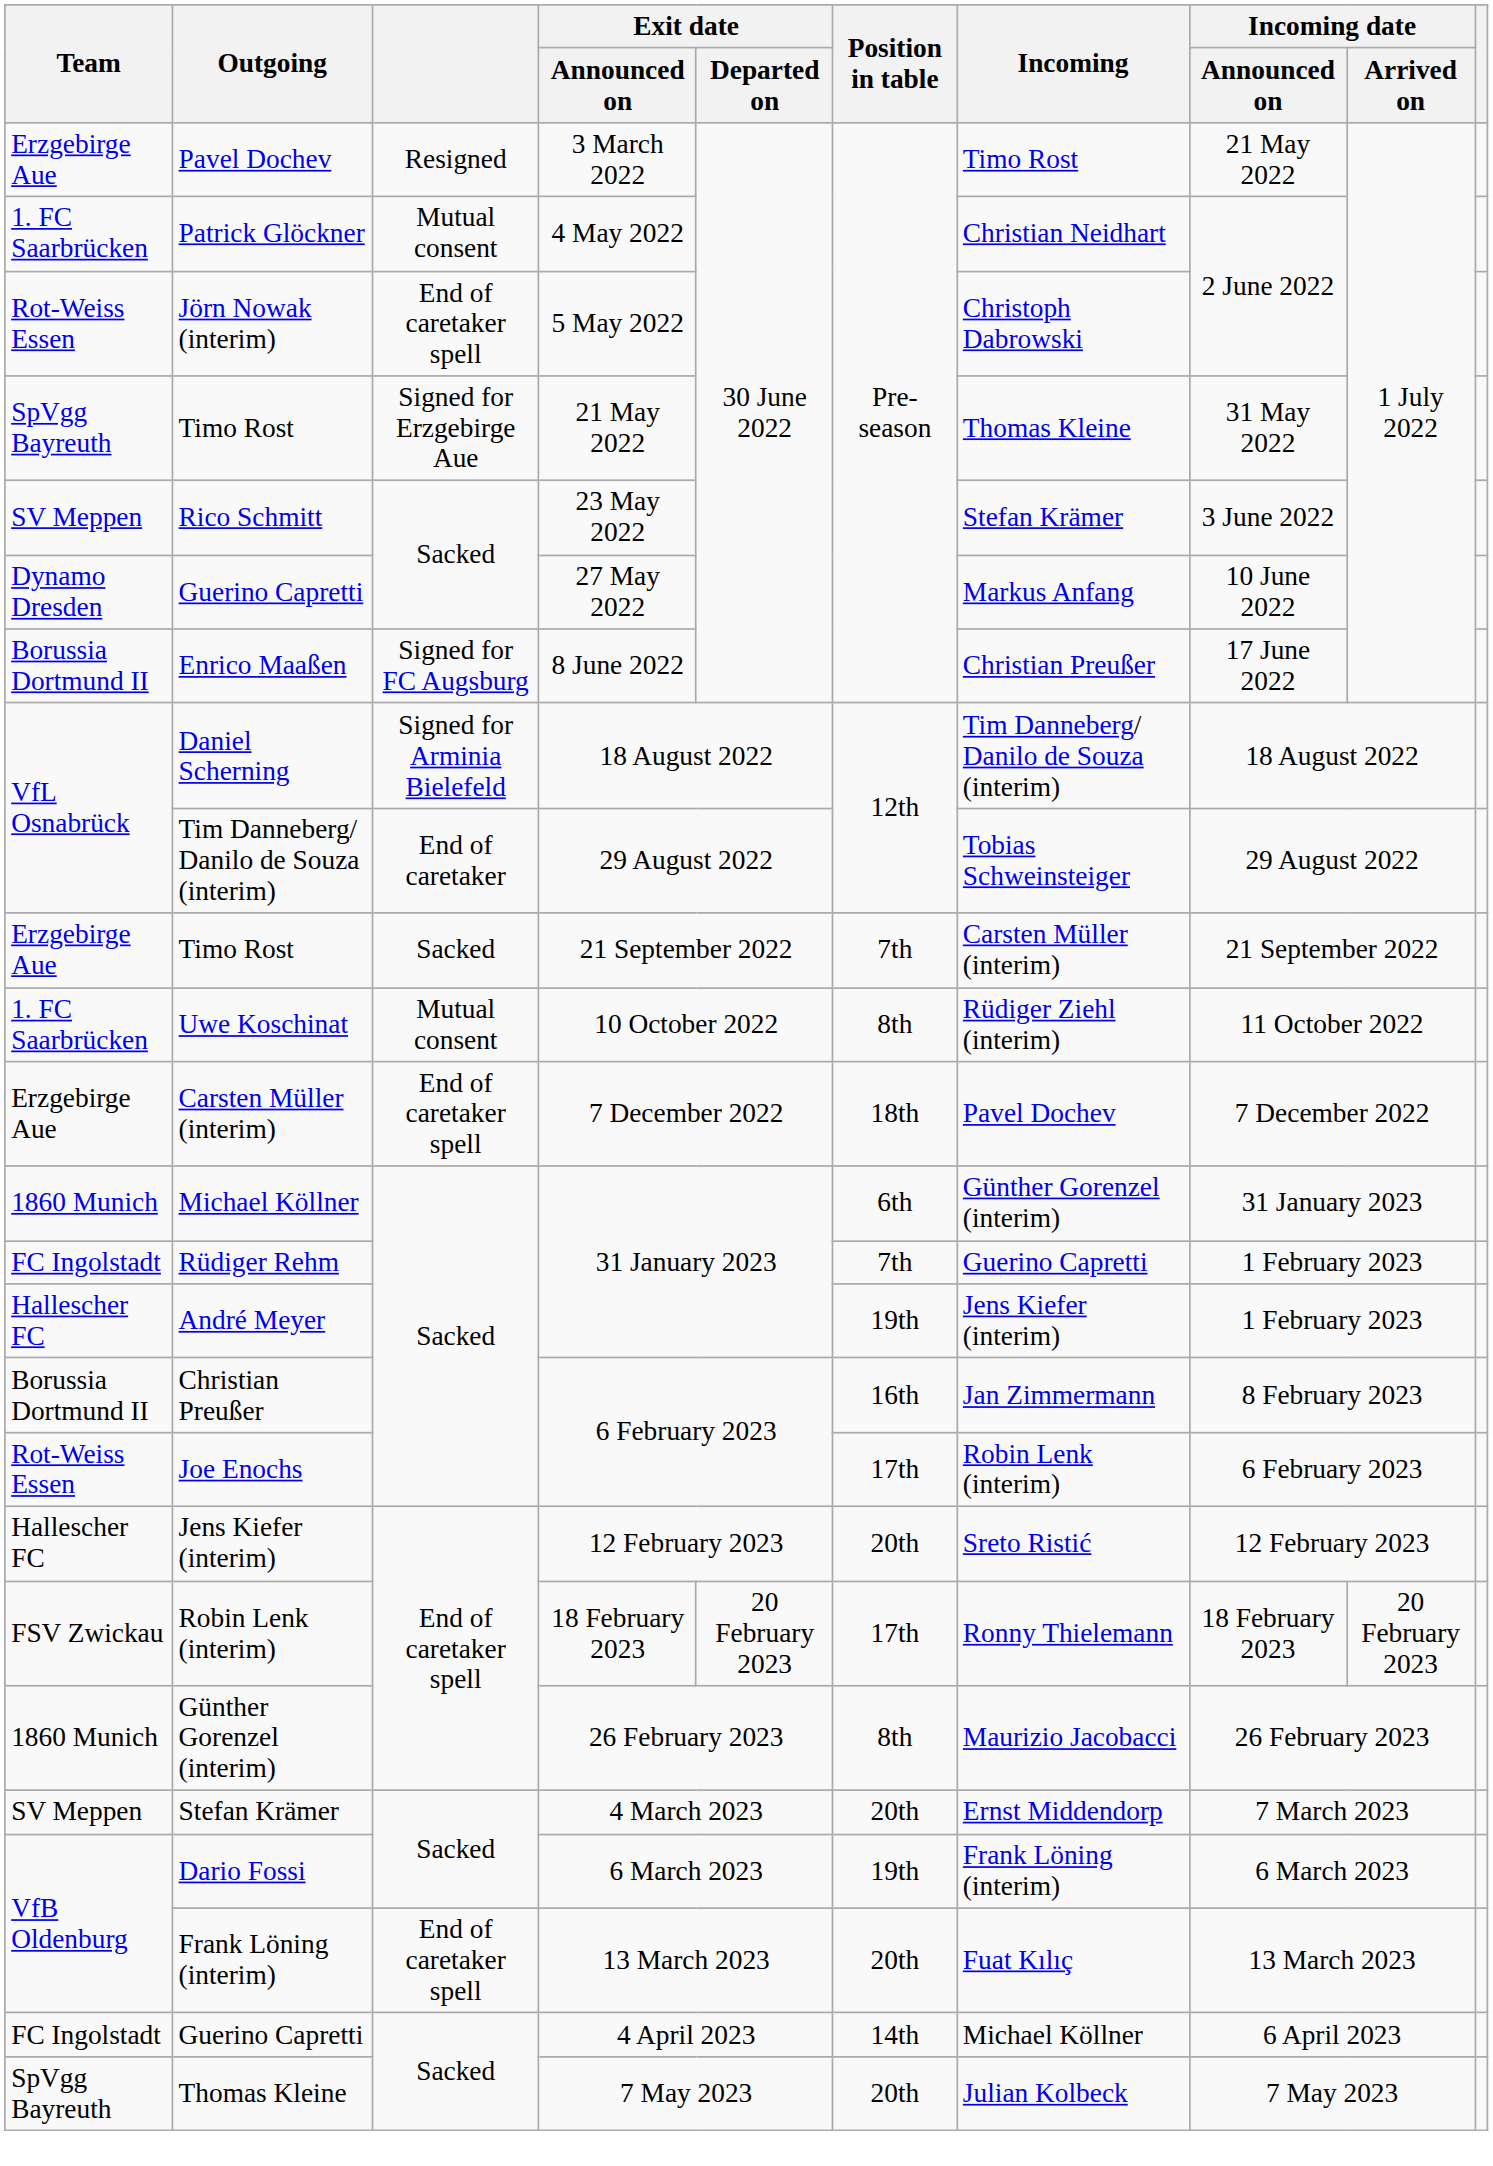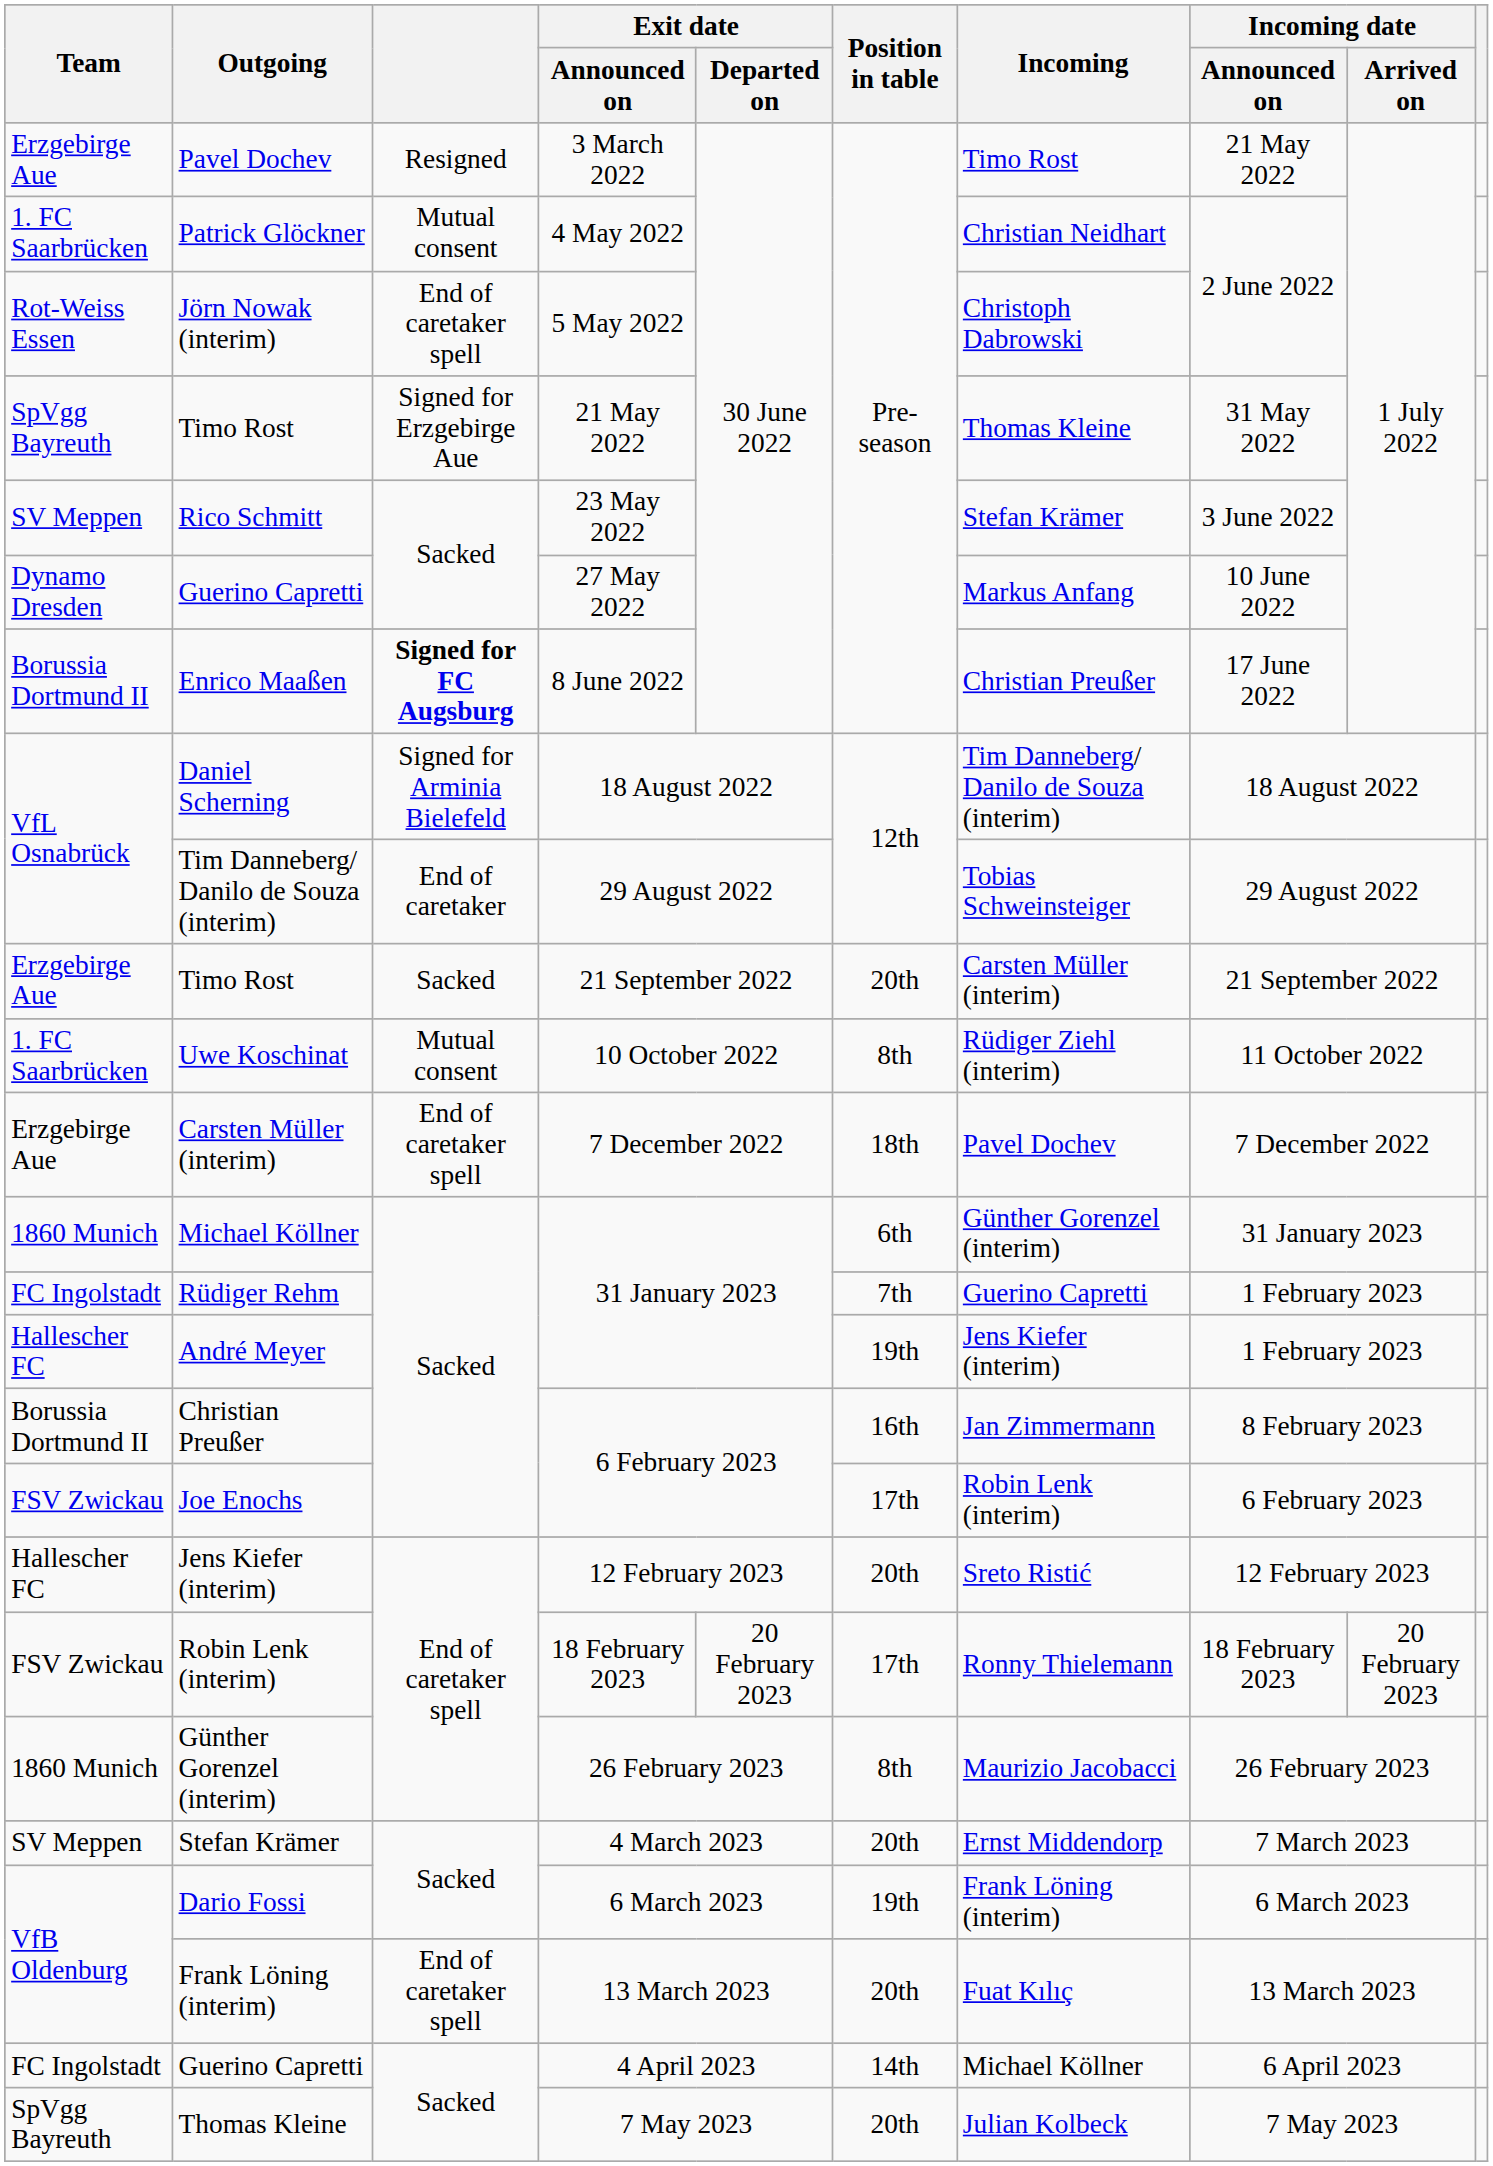(456, 665) normal -> (456, 681) bold
(895, 949) 7th -> (895, 980) 20th
(68, 1469) Rot-Weiss Essen -> (87, 1499) FSV Zwickau
